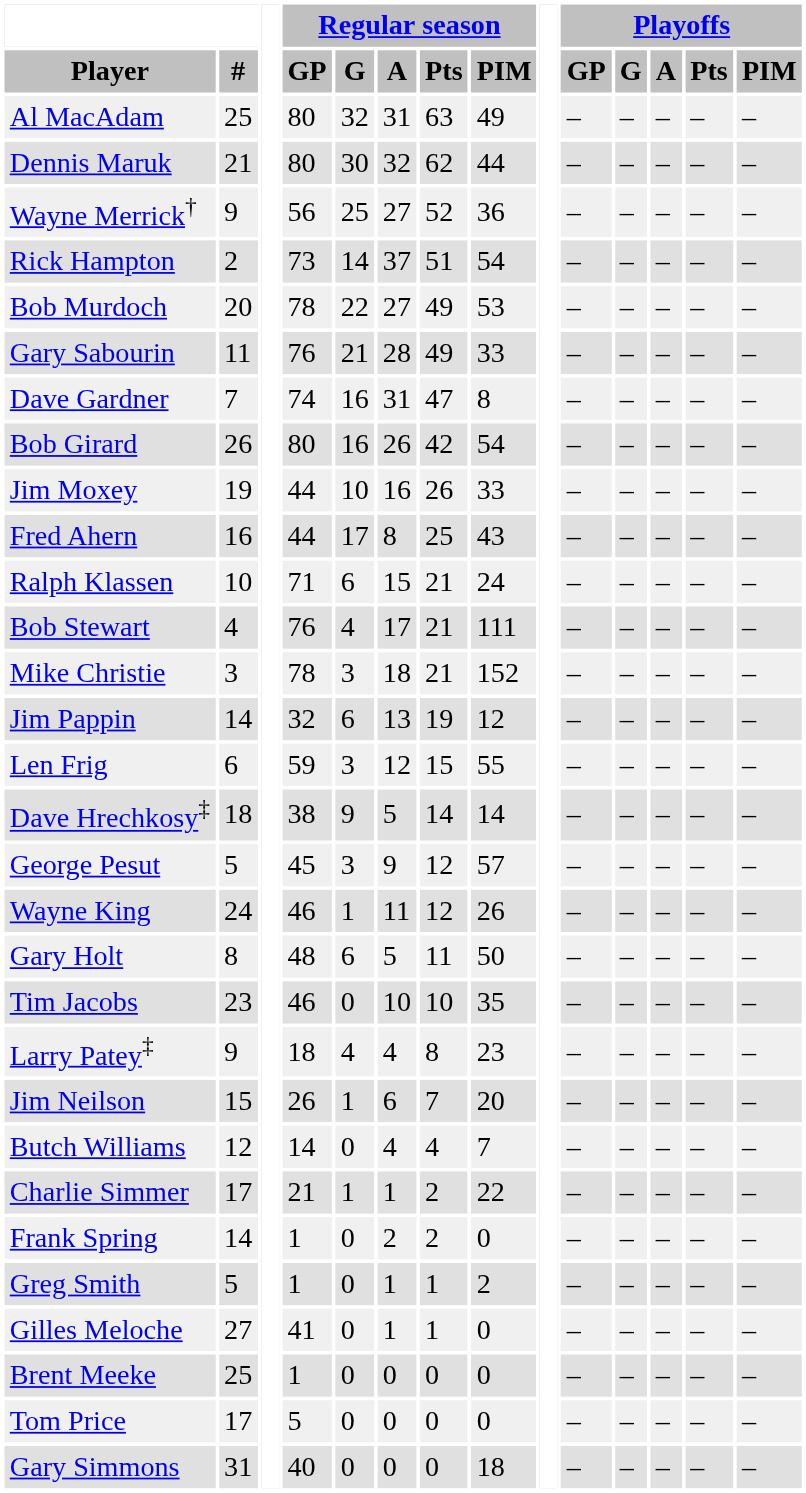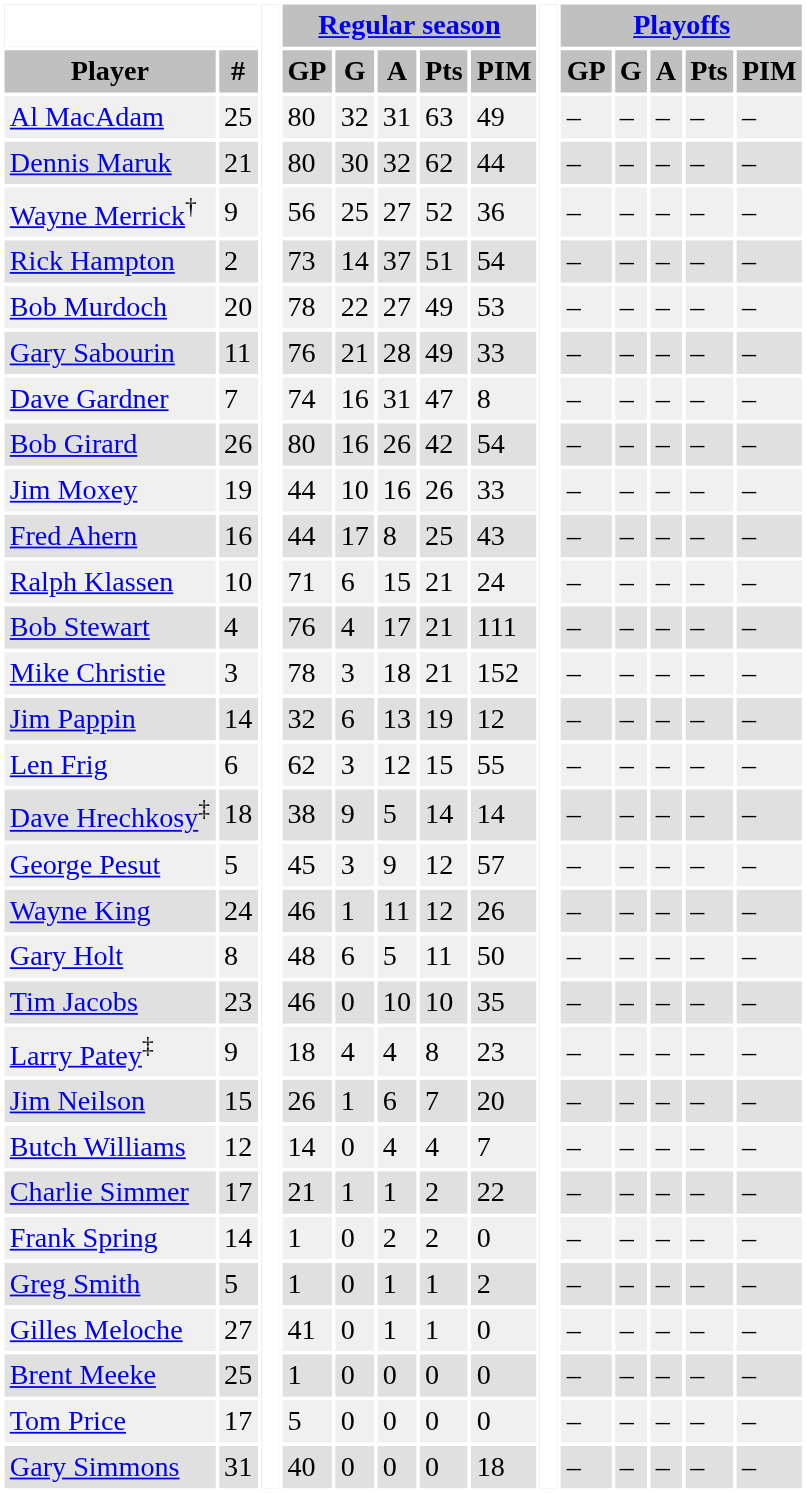(302, 765) 59 -> (302, 765) 62
